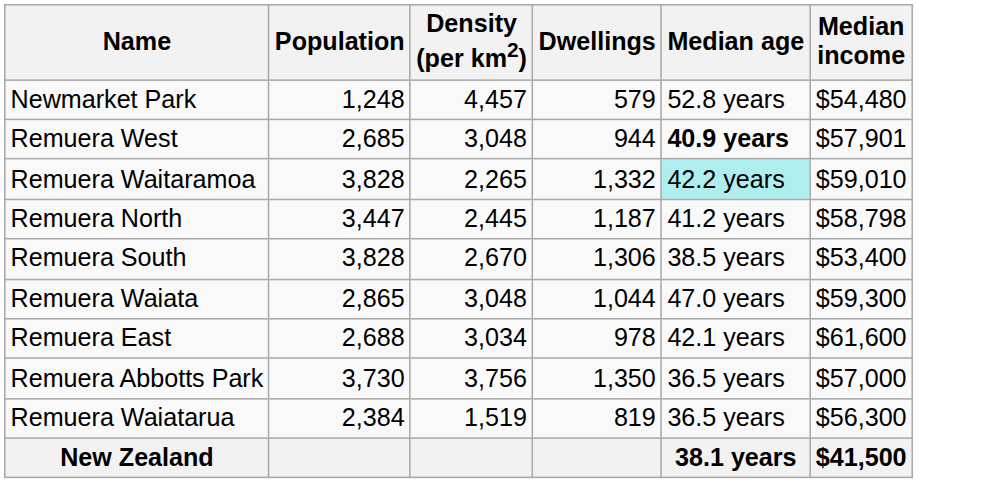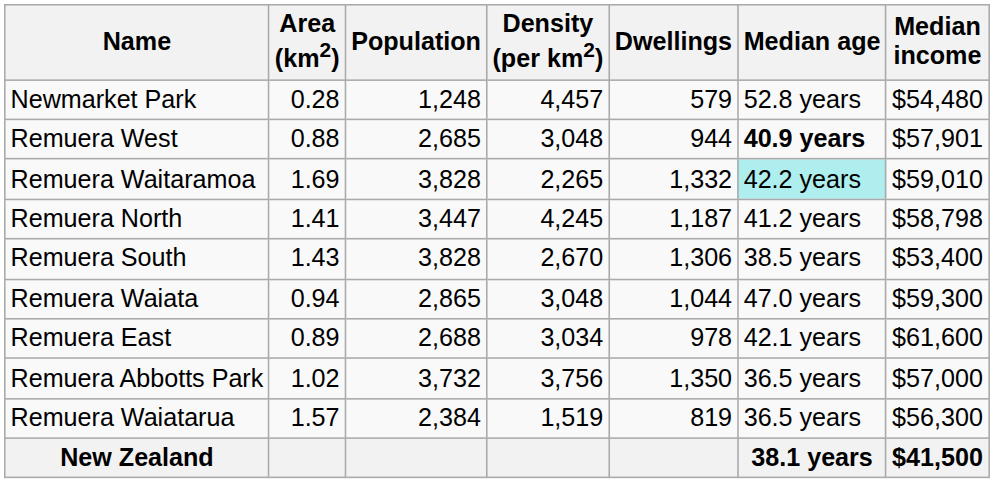+ column: (307, 41)
(496, 218) 2,445 -> (572, 218) 4,245
(373, 378) 3,730 -> (449, 378) 3,732
